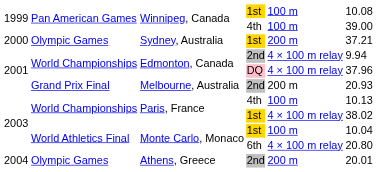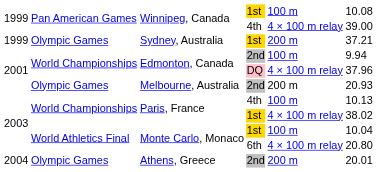(283, 26) 100 m -> (305, 26) 4 × 100 m relay
(16, 41) 2000 -> (16, 41) 1999
(305, 56) 4 × 100 m relay -> (283, 56) 100 m
(70, 86) Grand Prix Final -> (70, 86) Olympic Games
